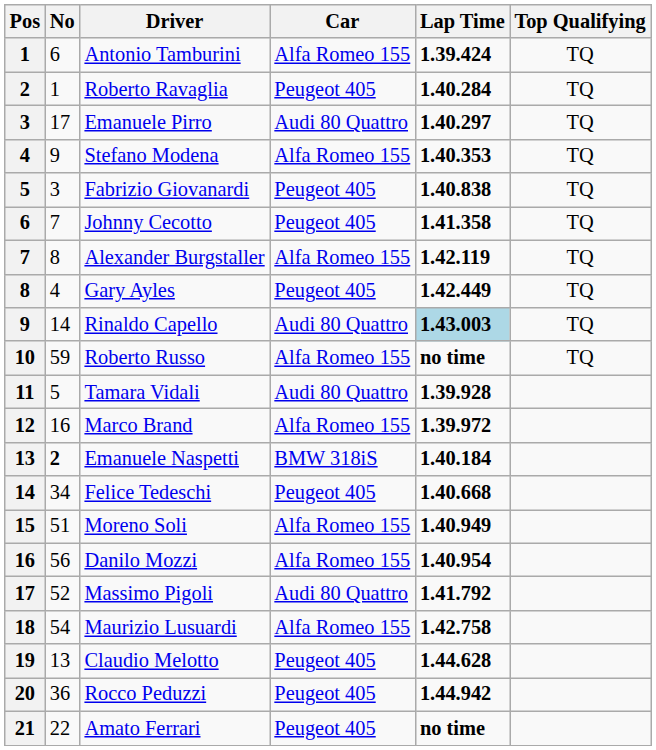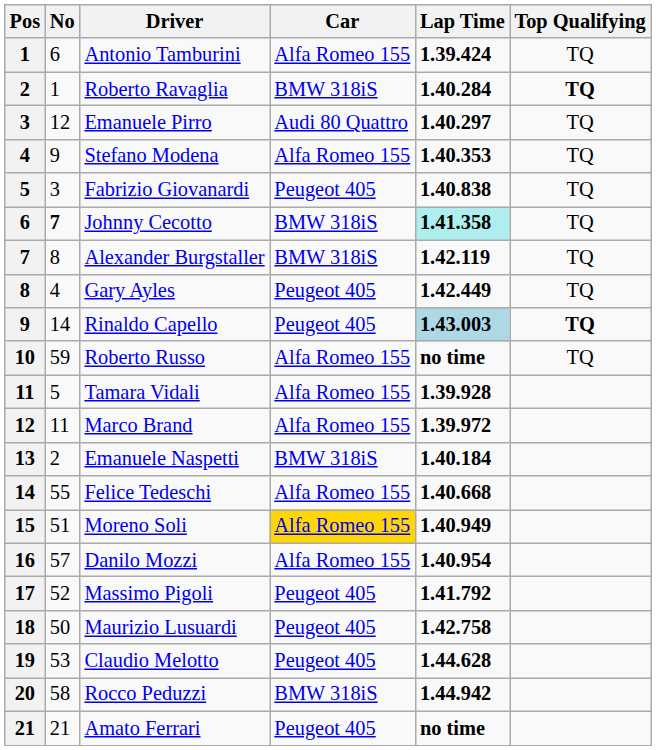(325, 88) Peugeot 405 -> (326, 88) BMW 318iS
(580, 88) normal -> (580, 88) bold
(60, 121) 17 -> (60, 121) 12
(55, 222) normal -> (55, 222) bold
(325, 222) Peugeot 405 -> (326, 222) BMW 318iS
(456, 222) no background -> (456, 222) paleturquoise background
(342, 256) Alfa Romeo 155 -> (326, 256) BMW 318iS
(341, 323) Audi 80 Quattro -> (325, 323) Peugeot 405
(580, 323) normal -> (580, 323) bold
(341, 391) Audi 80 Quattro -> (342, 391) Alfa Romeo 155
(60, 424) 16 -> (60, 424) 11
(55, 458) bold -> (55, 458) normal
(60, 492) 34 -> (60, 492) 55
(325, 492) Peugeot 405 -> (342, 492) Alfa Romeo 155
(342, 525) no background -> (342, 525) gold background
(60, 559) 56 -> (60, 559) 57
(341, 593) Audi 80 Quattro -> (325, 593) Peugeot 405
(60, 626) 54 -> (60, 626) 50
(342, 626) Alfa Romeo 155 -> (325, 626) Peugeot 405
(60, 660) 13 -> (60, 660) 53
(60, 694) 36 -> (60, 694) 58
(325, 694) Peugeot 405 -> (326, 694) BMW 318iS
(60, 727) 22 -> (60, 727) 21
